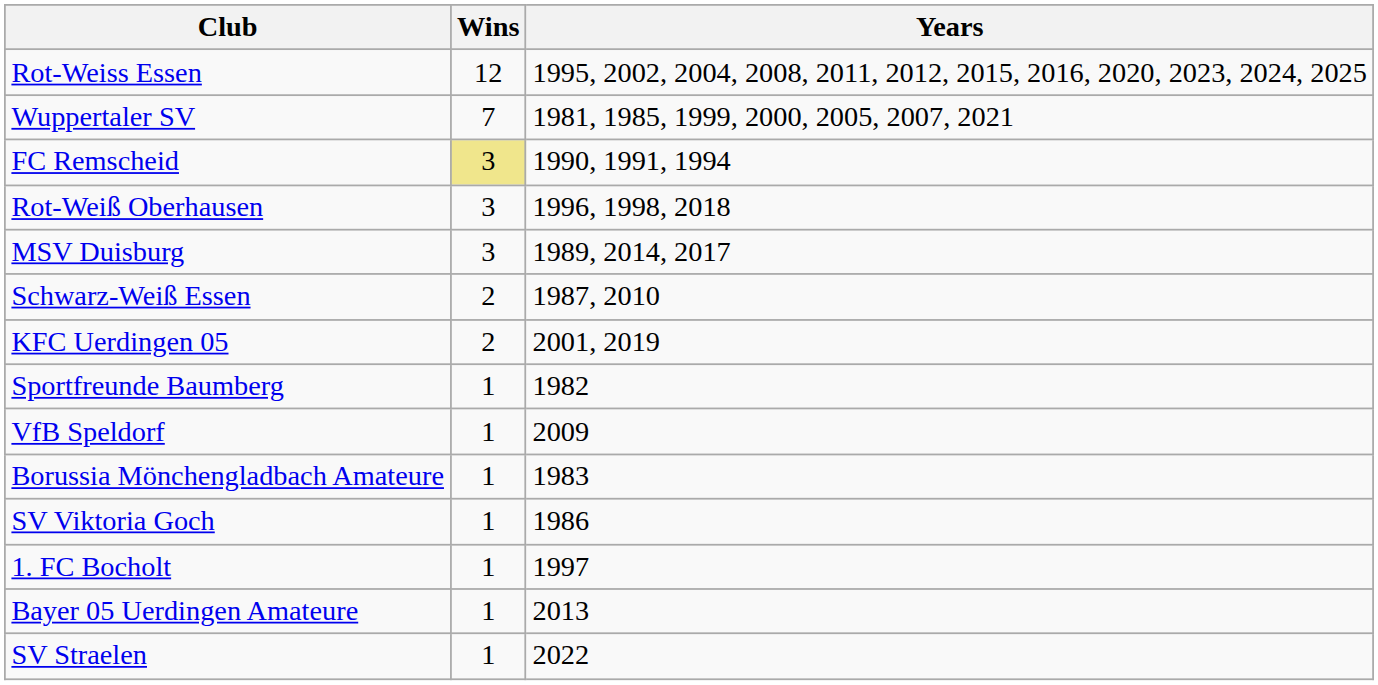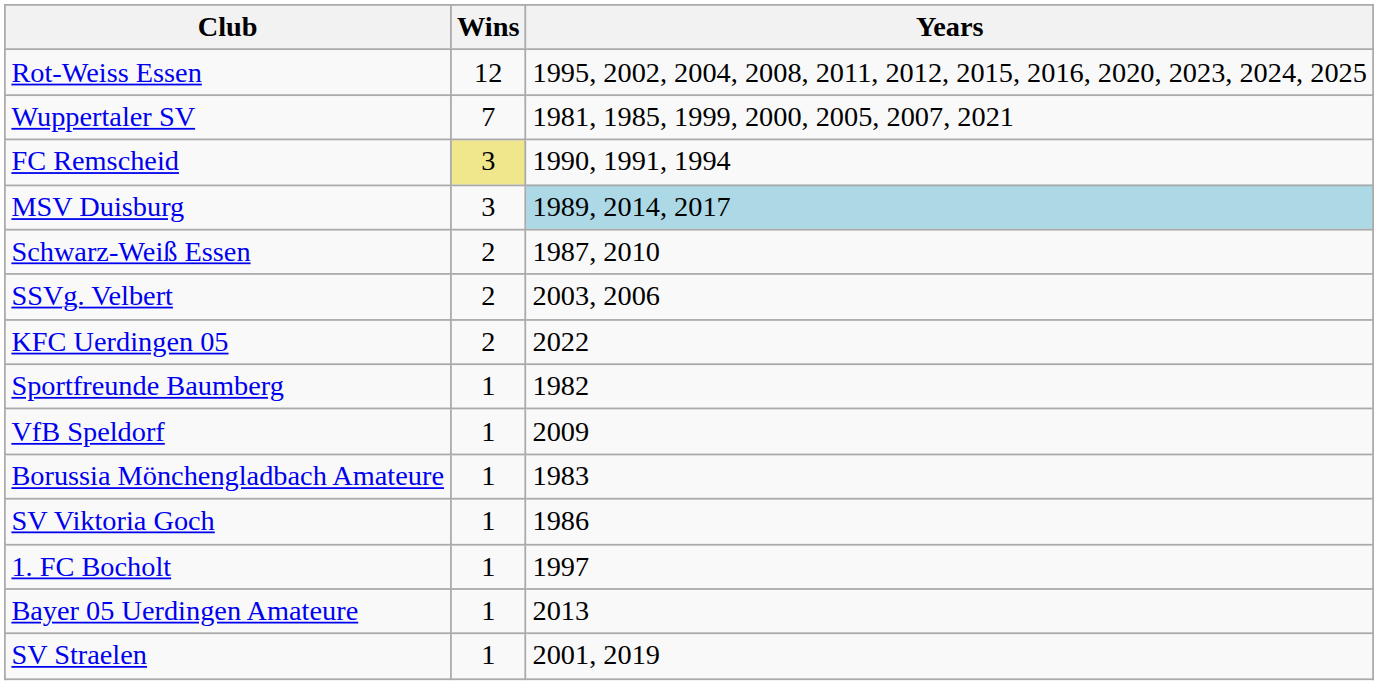- row: (137, 206)
(632, 251) no background -> (632, 206) lightblue background
+ row: (92, 296)
(596, 341) 2001, 2019 -> (561, 341) 2022
(561, 655) 2022 -> (596, 655) 2001, 2019
